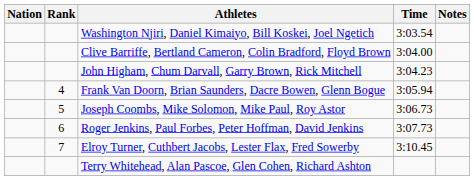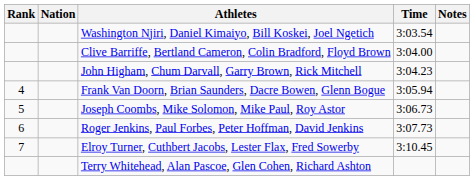columns swapped: (61, 14) <-> (24, 14)
